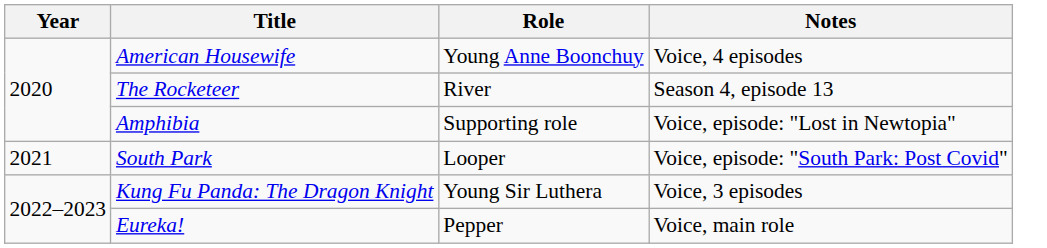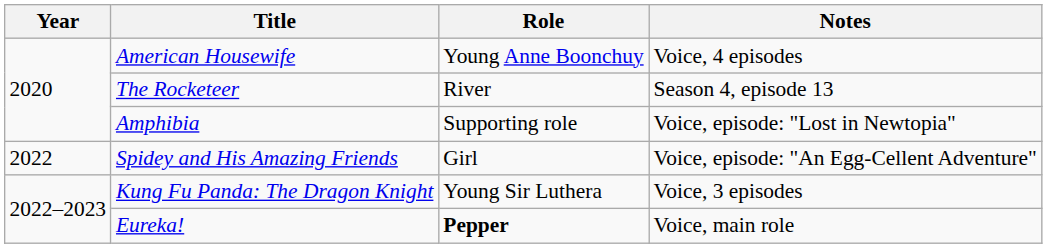- row: (164, 157)
+ row: (257, 157)
(473, 225) normal -> (476, 225) bold
